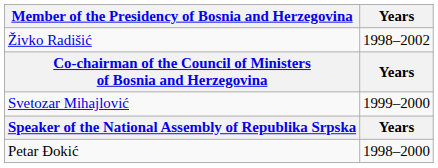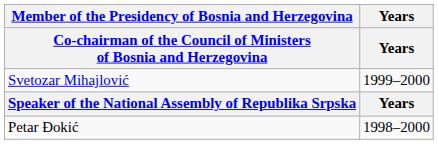- row: (50, 39)
